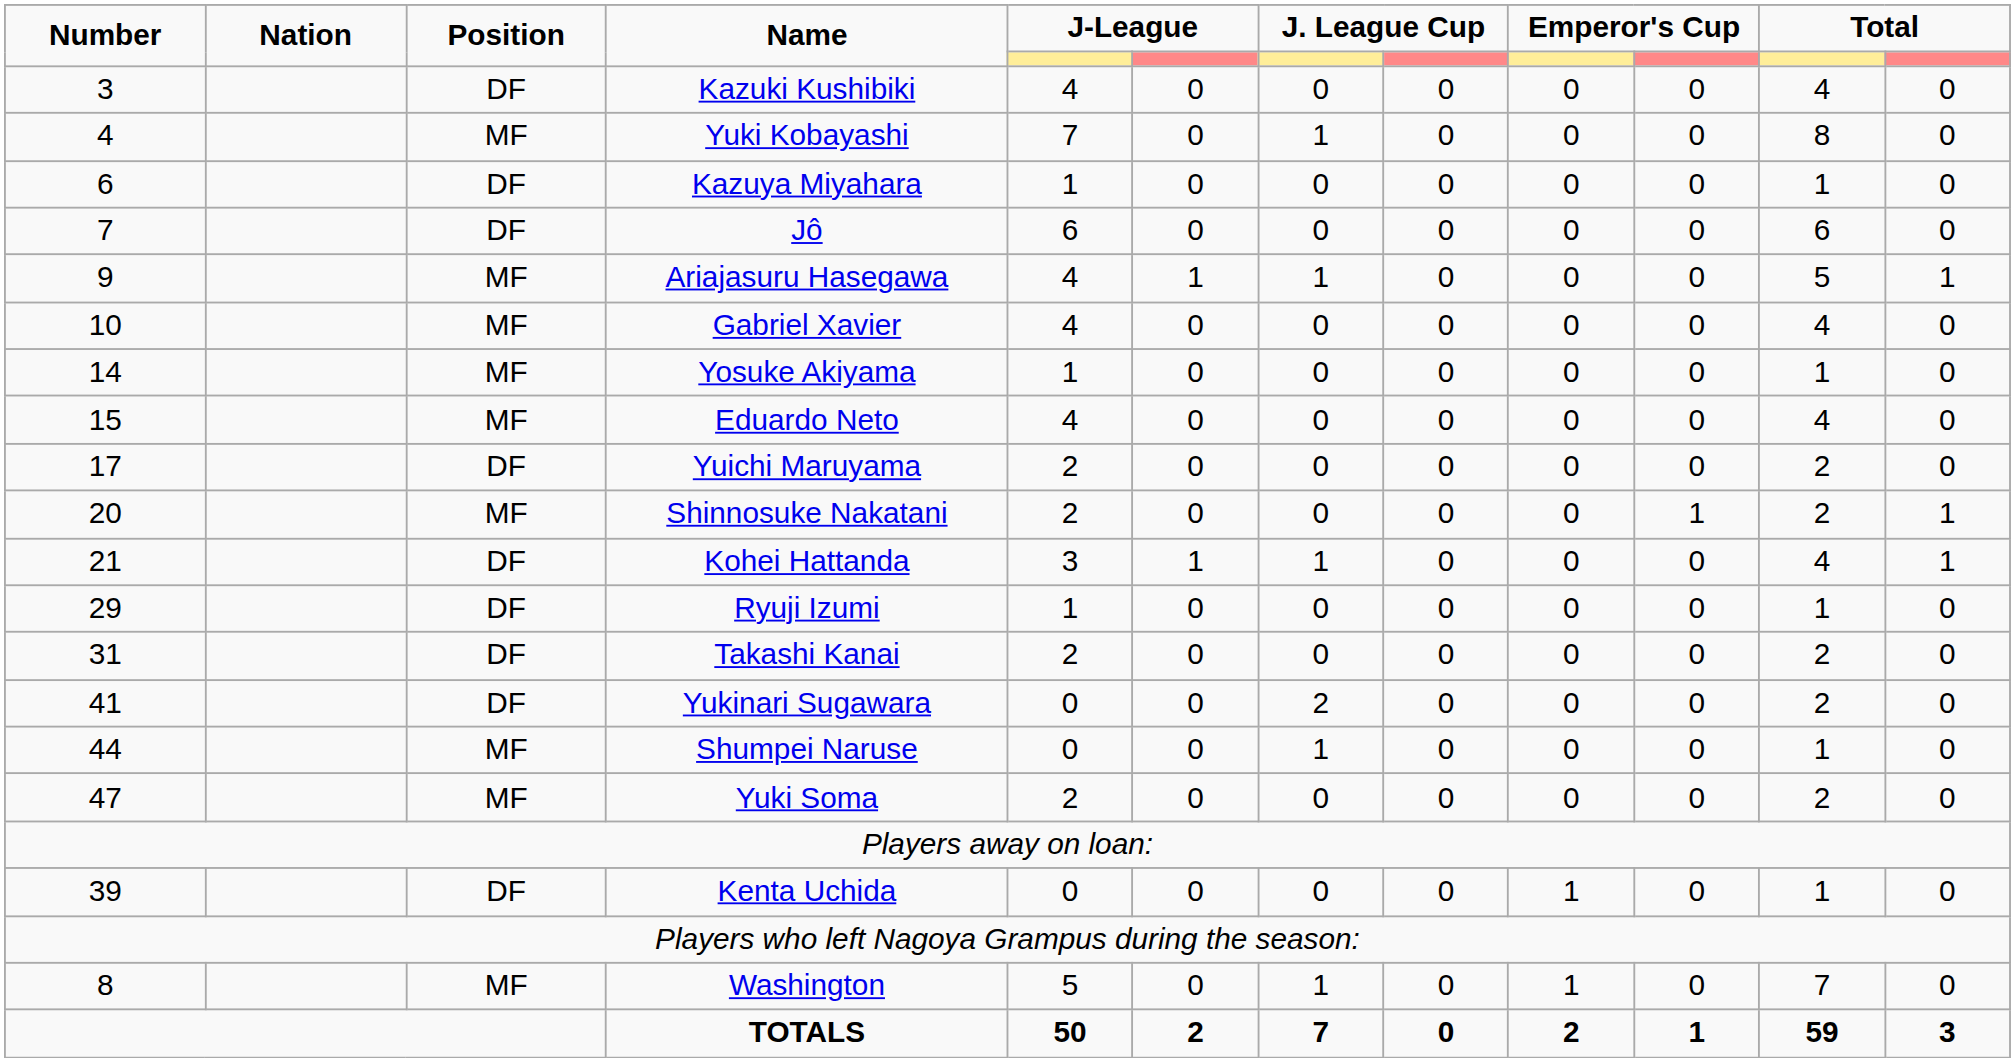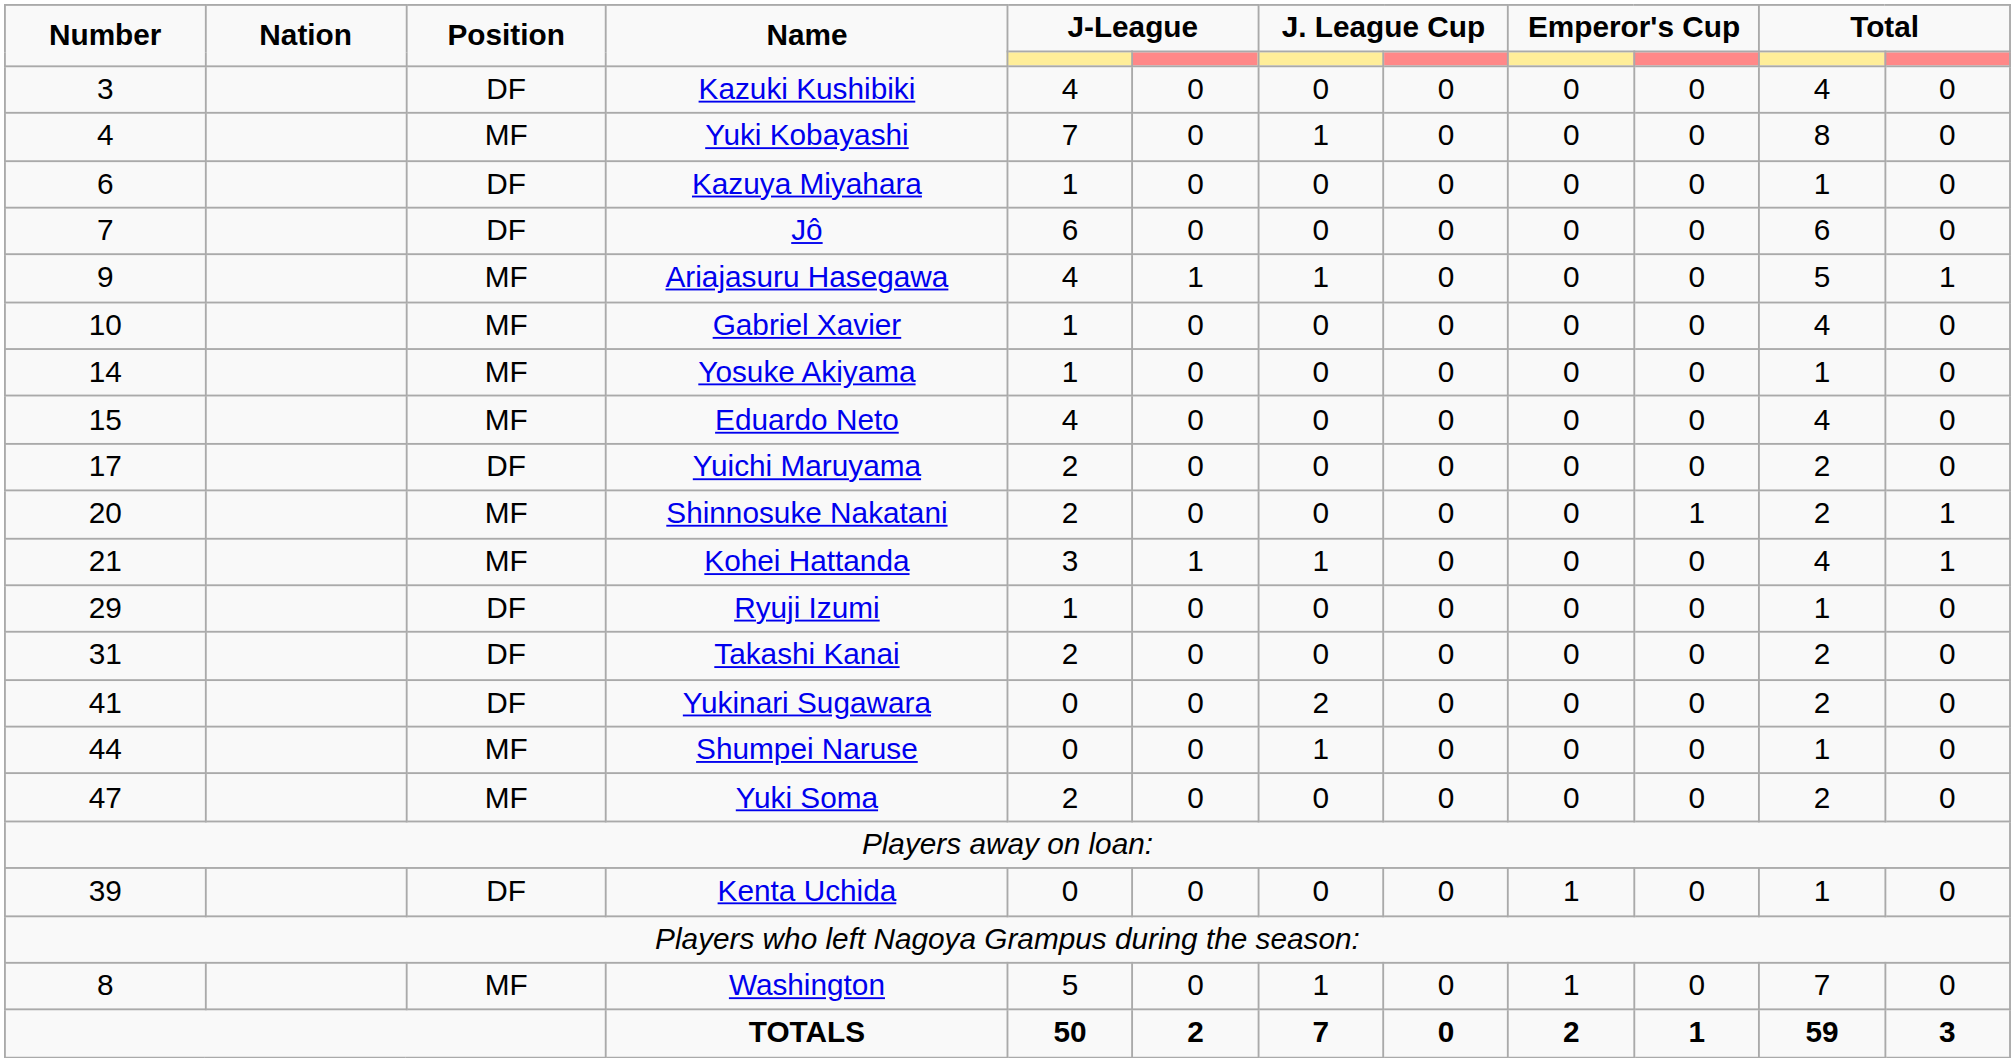(1070, 325) 4 -> (1070, 325) 1
(506, 560) DF -> (506, 560) MF
